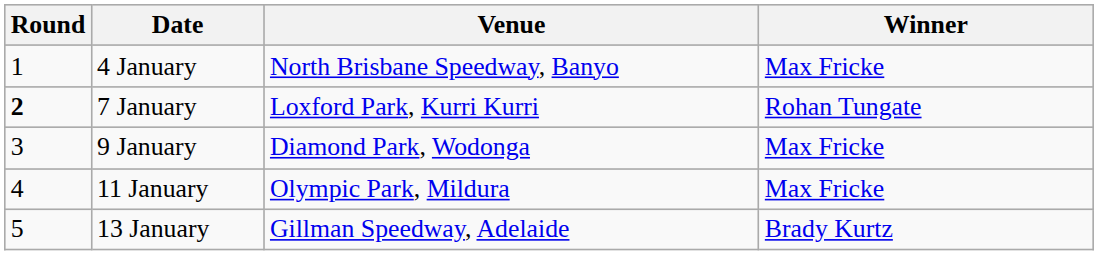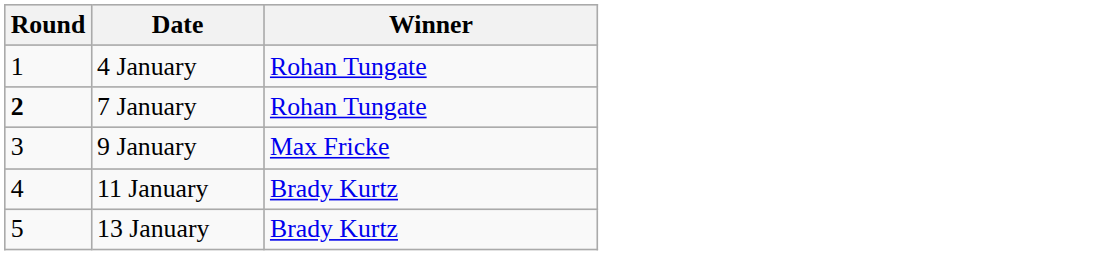- column: (511, 24)
(825, 65) Max Fricke -> (348, 65) Rohan Tungate
(825, 188) Max Fricke -> (334, 188) Brady Kurtz
